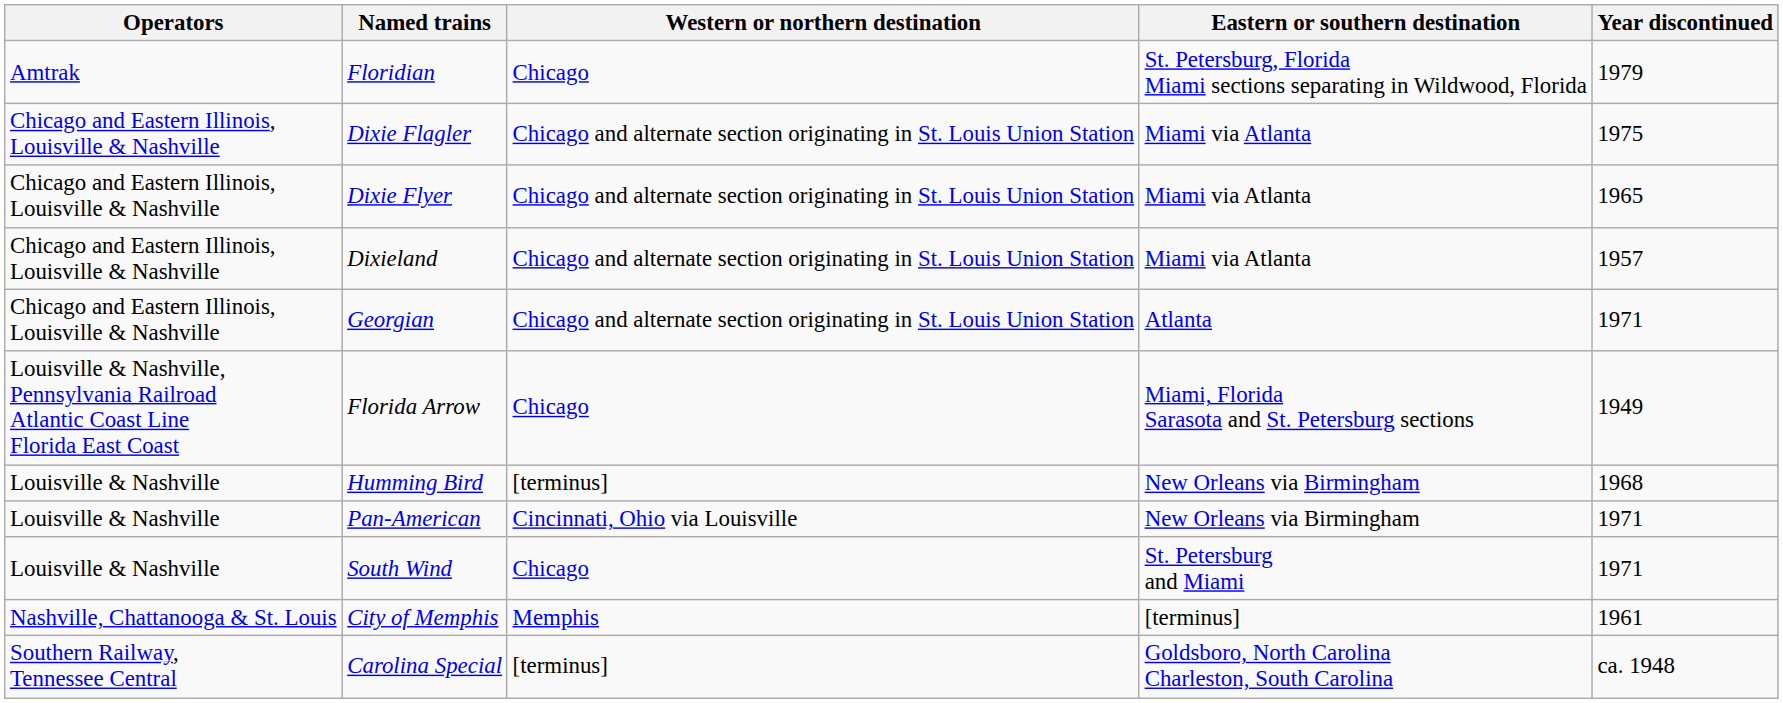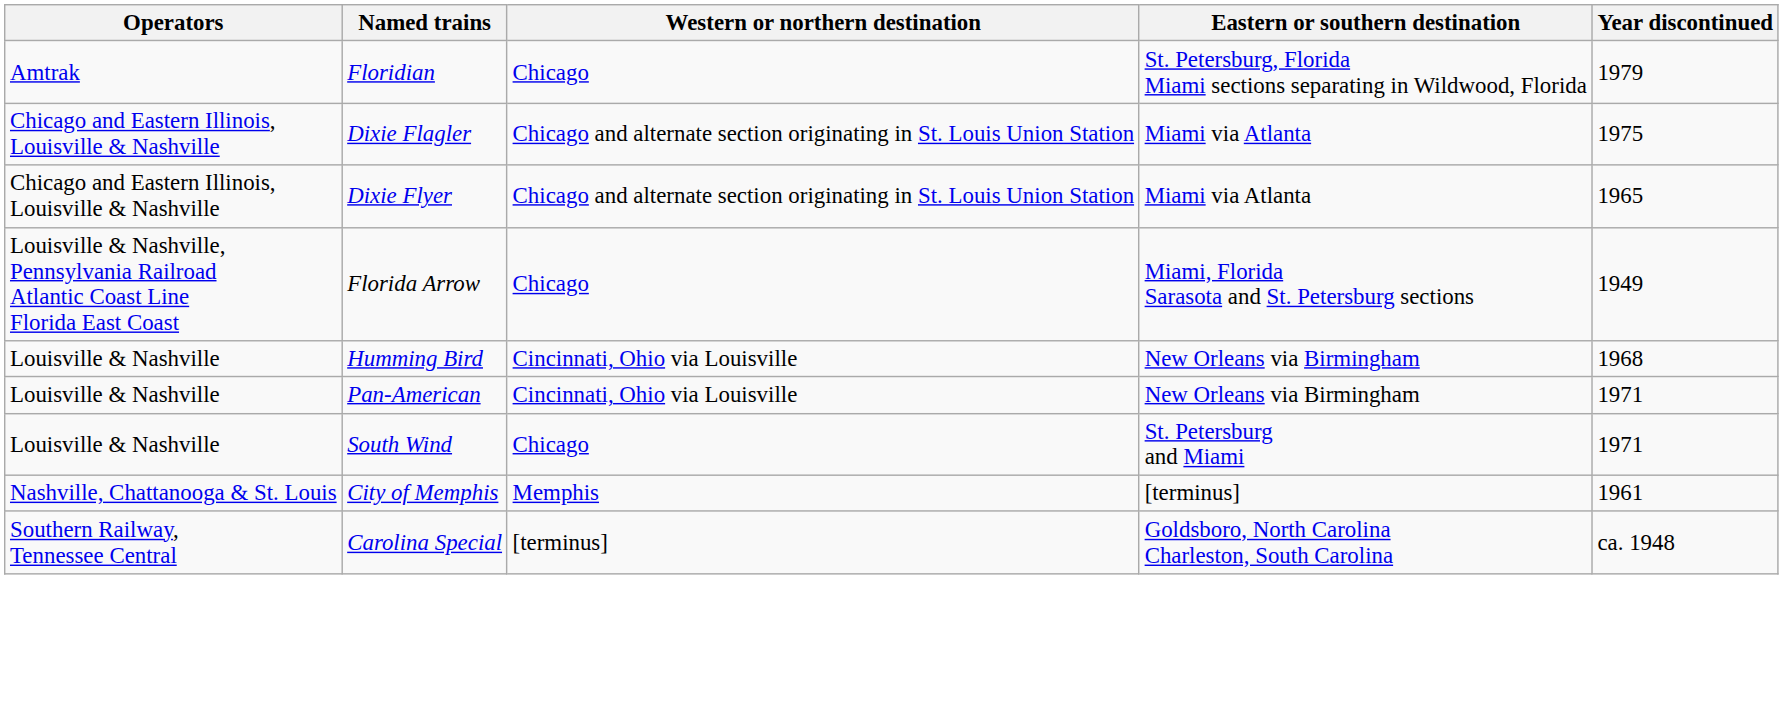- row: (392, 257)
- row: (391, 319)
(560, 482) [terminus] -> (655, 358) Cincinnati, Ohio via Louisville
